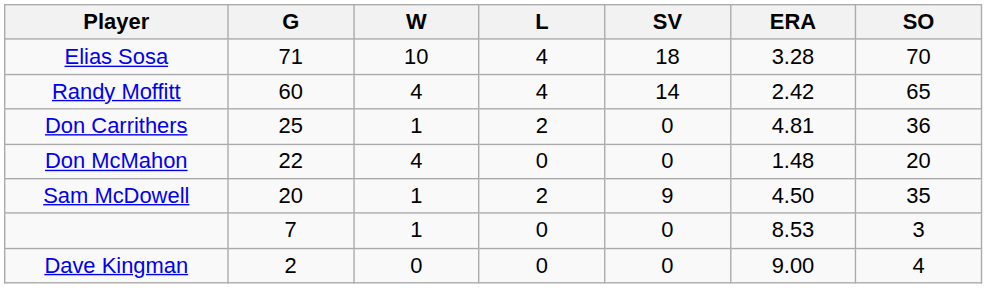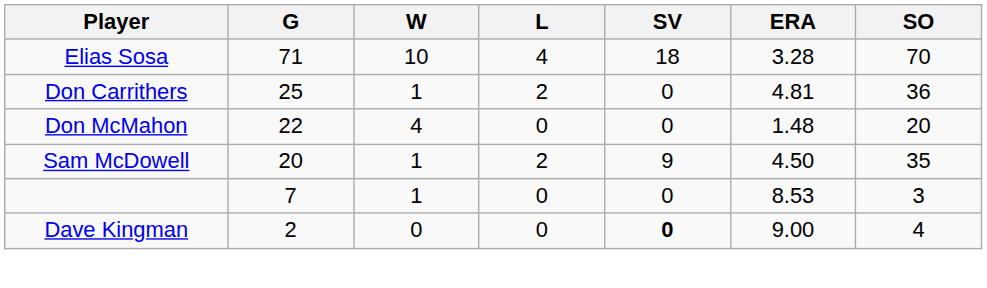- row: (116, 91)
(667, 265) normal -> (667, 230) bold
